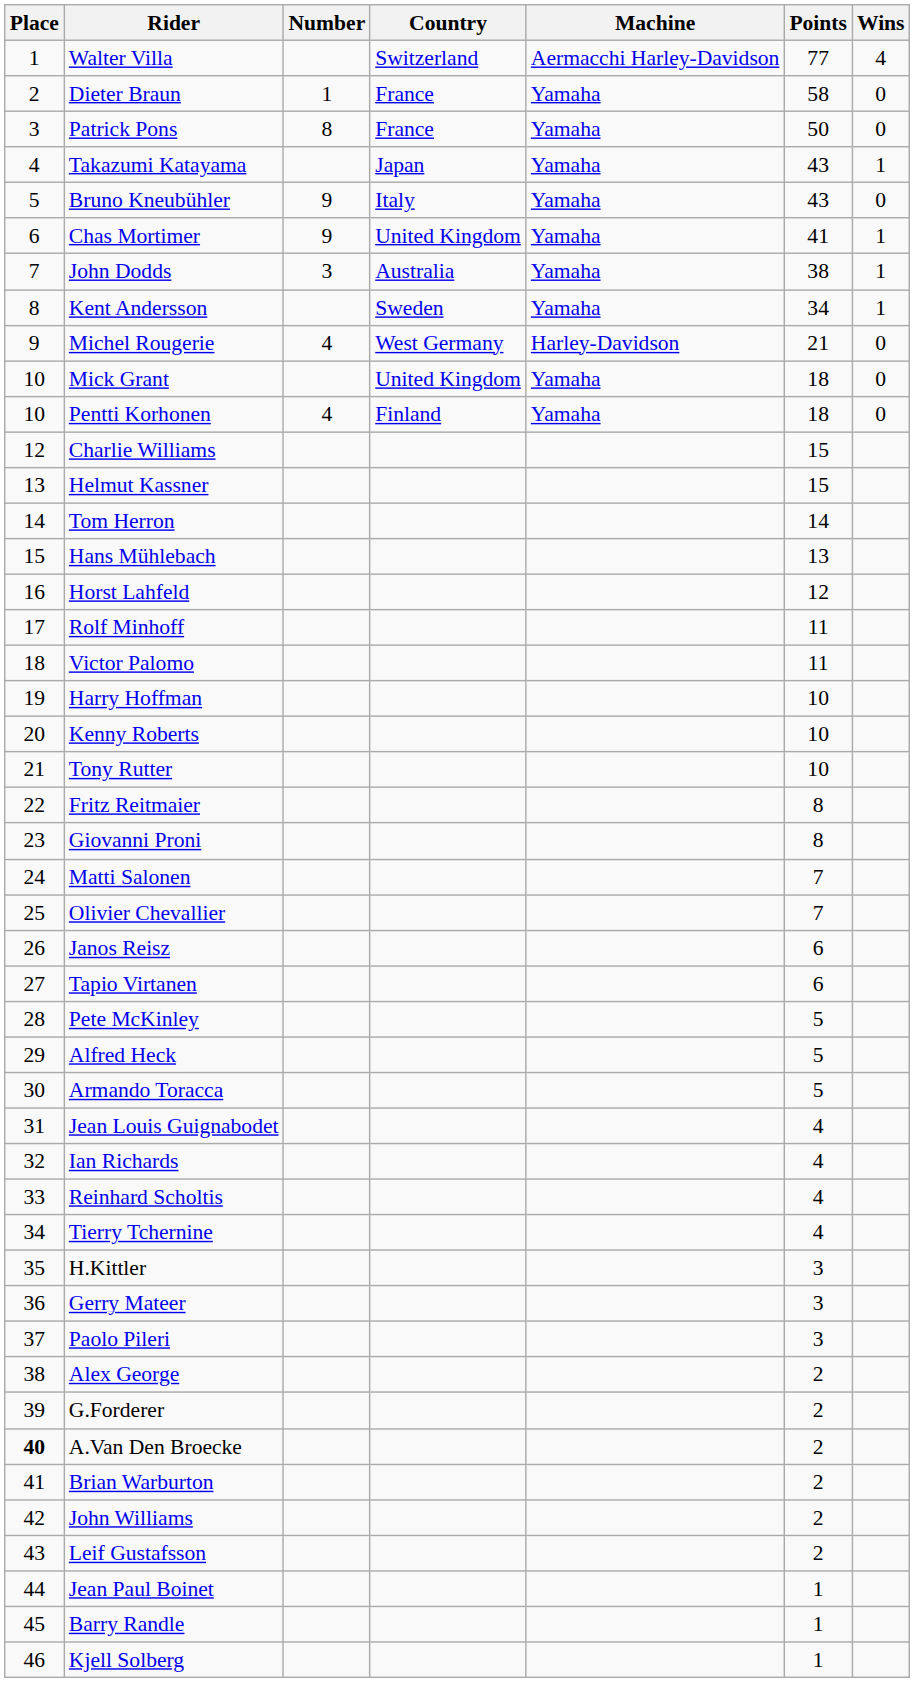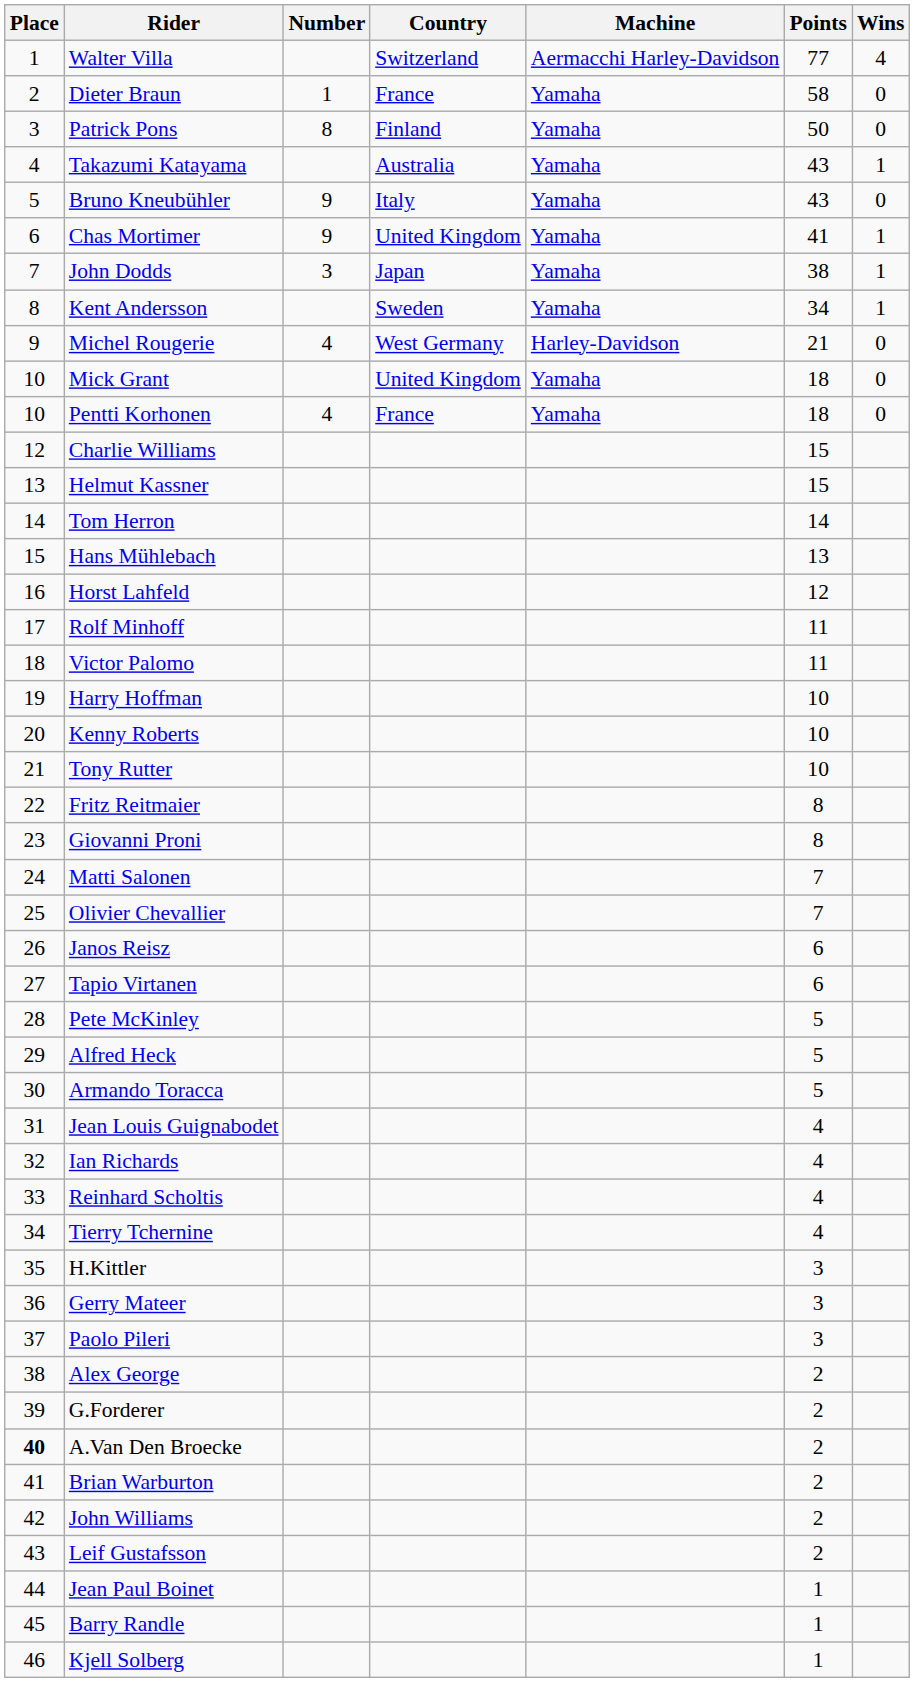(405, 129) France -> (408, 129) Finland
(400, 164) Japan -> (415, 164) Australia
(415, 271) Australia -> (400, 271) Japan
(408, 413) Finland -> (405, 413) France
